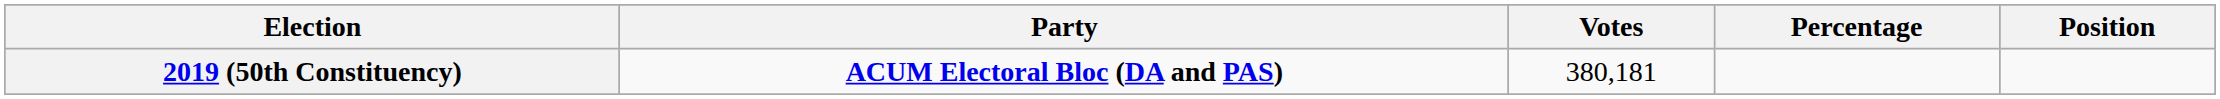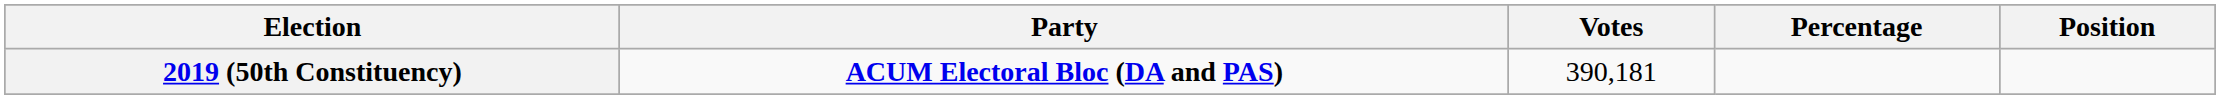(1611, 71) 380,181 -> (1611, 71) 390,181
